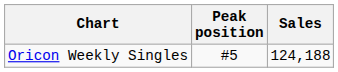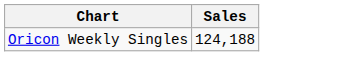- column: (229, 24)
